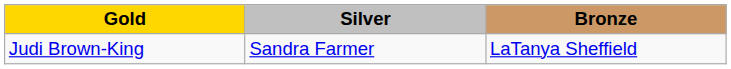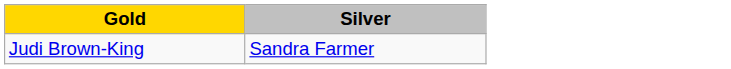- column: (606, 19)
